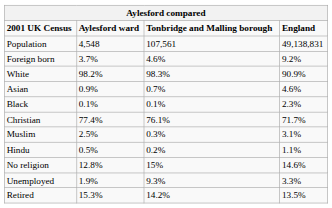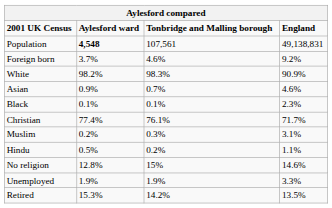(89, 43) normal -> (89, 43) bold
(88, 134) 2.5% -> (88, 134) 0.2%
(156, 180) 9.3% -> (156, 180) 1.9%
